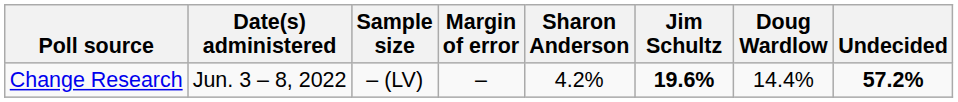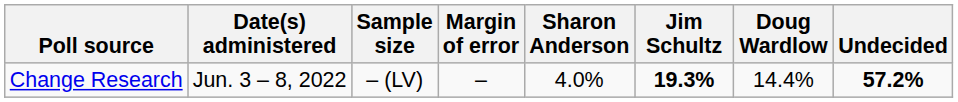(579, 80) 4.2% -> (579, 80) 4.0%
(684, 80) 19.6% -> (684, 80) 19.3%
